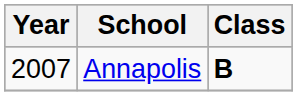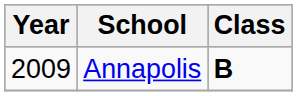(41, 68) 2007 -> (41, 68) 2009
